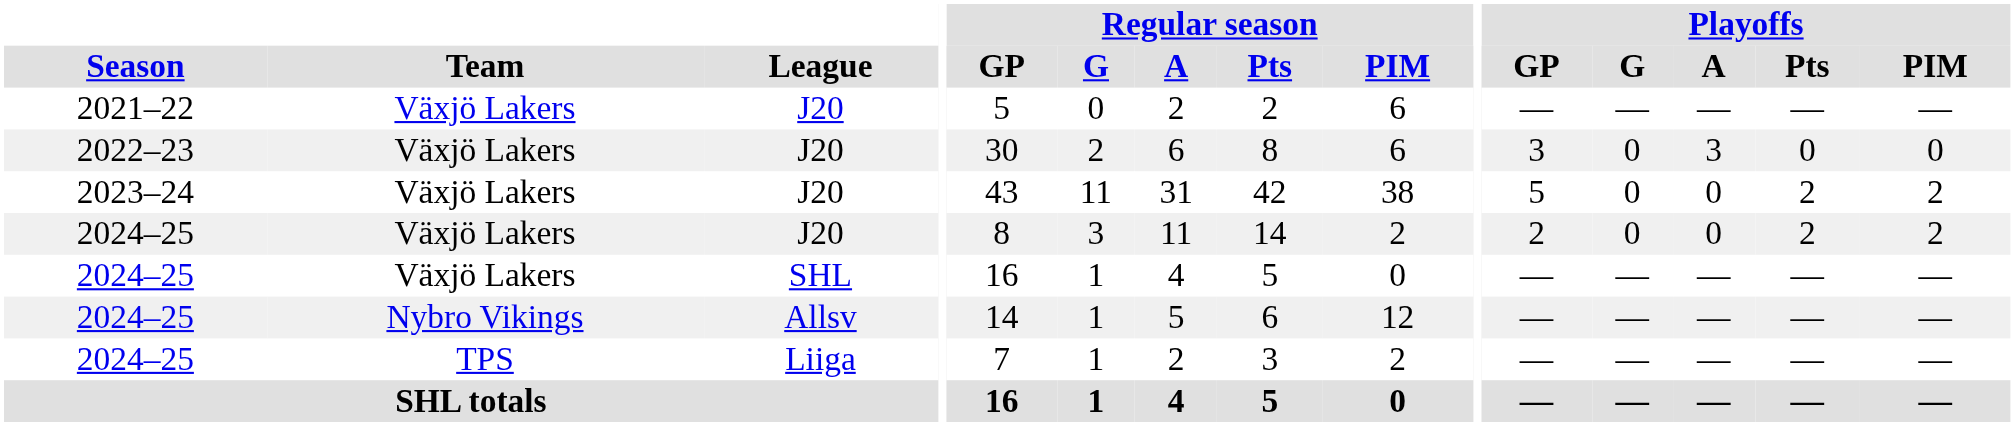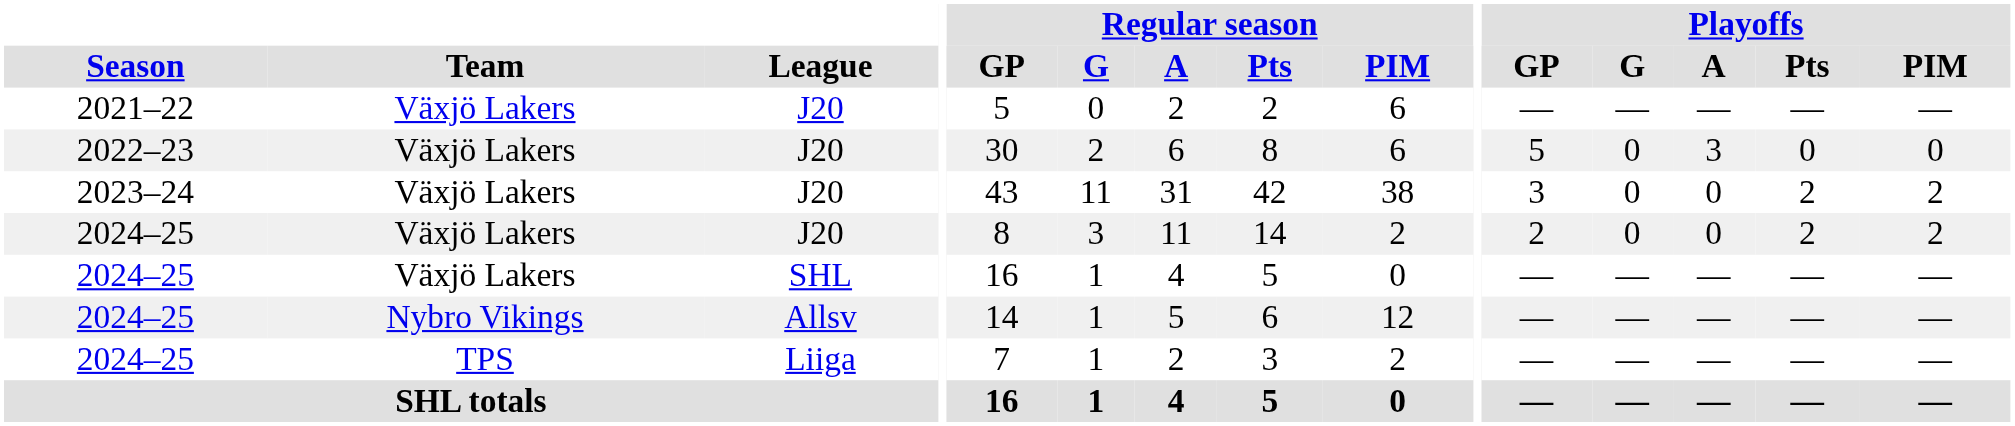(1537, 149) 3 -> (1537, 149) 5
(1537, 191) 5 -> (1537, 191) 3
